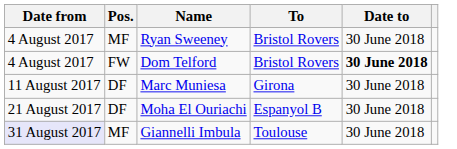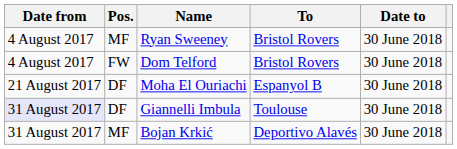(387, 62) bold -> (403, 62) normal
- row: (183, 86)
(119, 132) MF -> (117, 109) DF
+ row: (177, 132)
